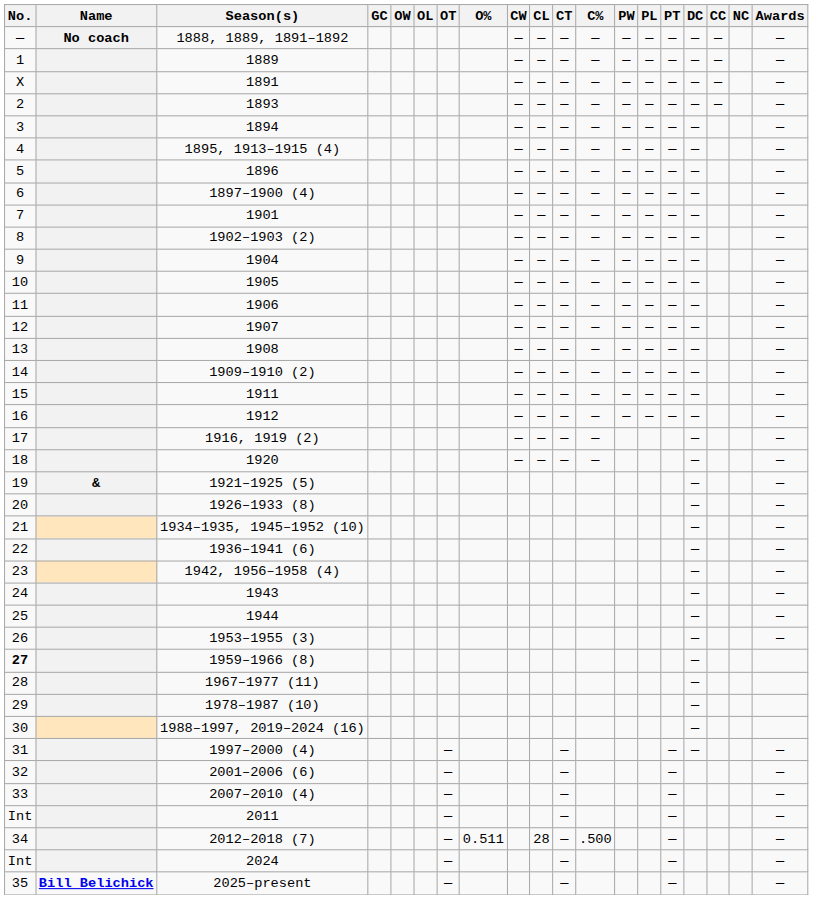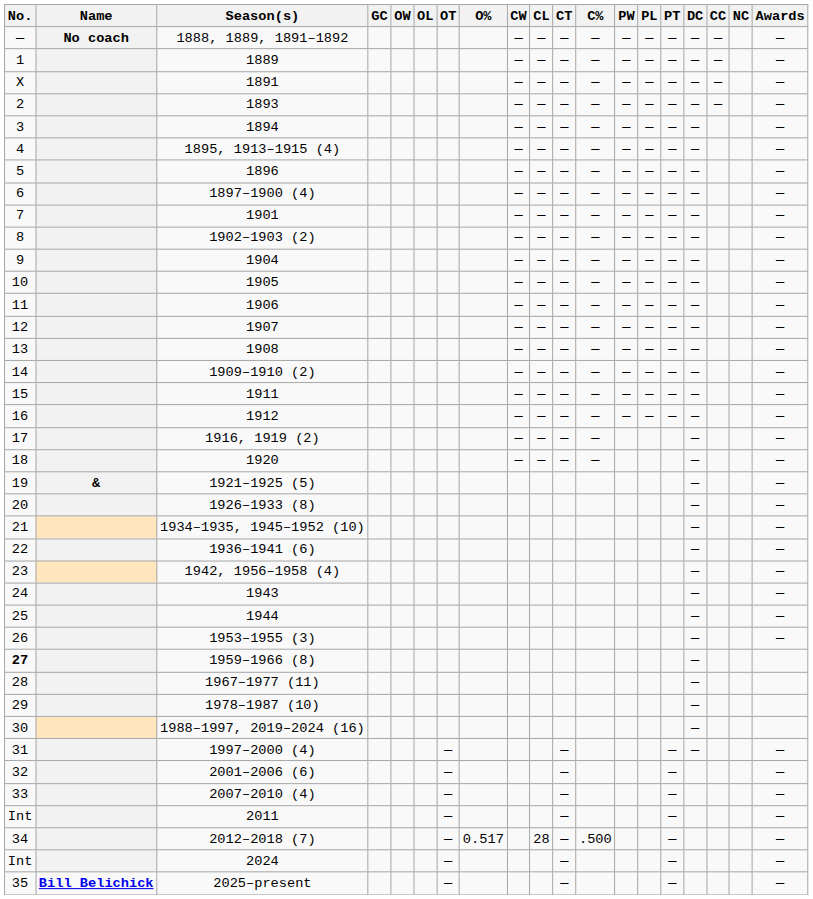(483, 839) 0.511 -> (483, 839) 0.517
